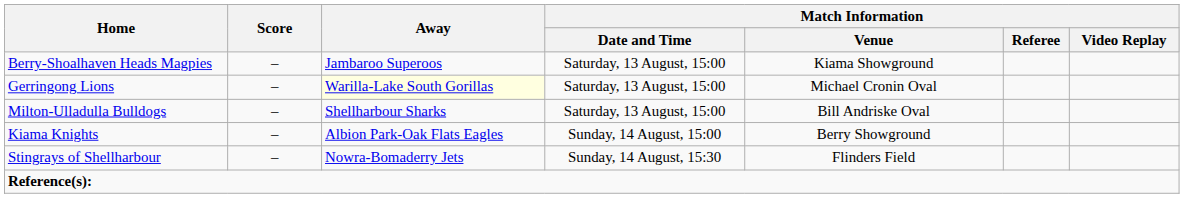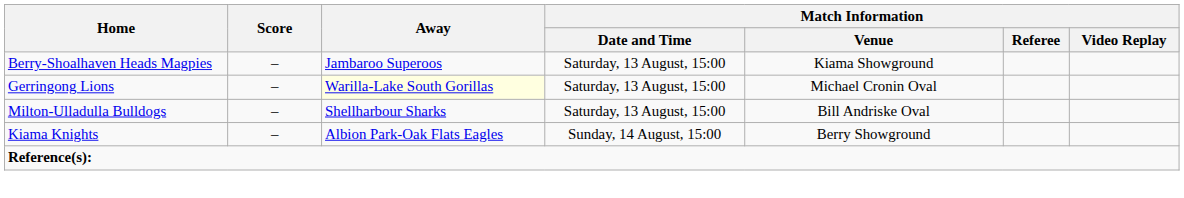- row: (84, 157)
